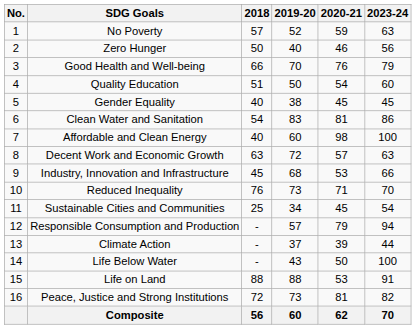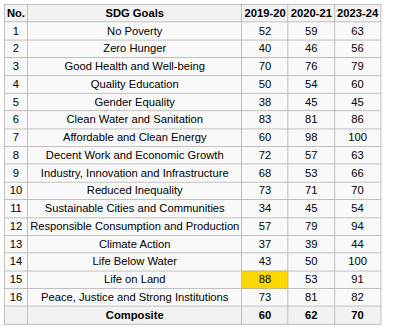- column: (257, 13)
(295, 279) no background -> (265, 279) gold background
